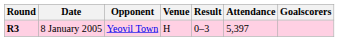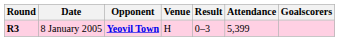(132, 28) normal -> (133, 28) bold
(237, 28) 5,397 -> (238, 28) 5,399
